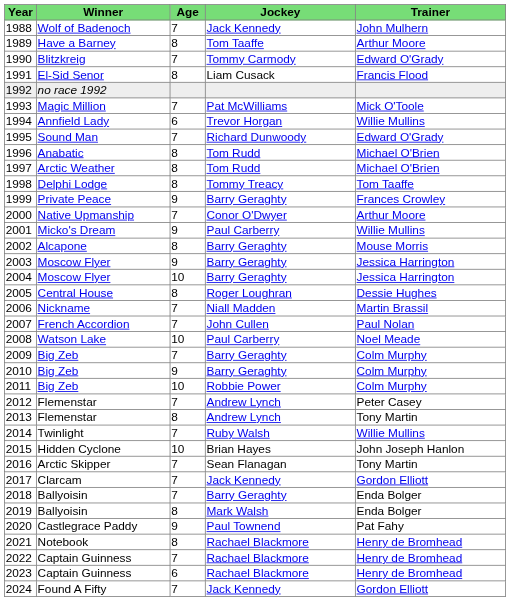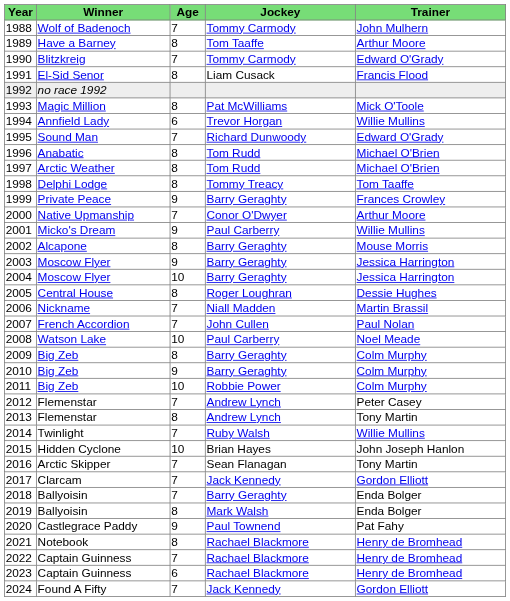(244, 28) Jack Kennedy -> (251, 28) Tommy Carmody
(175, 106) 7 -> (175, 106) 8
(175, 355) 7 -> (175, 355) 8
